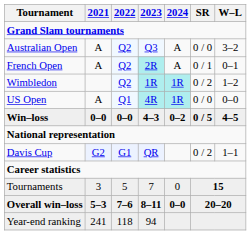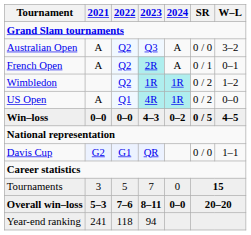(203, 99) 0 / 0 -> (203, 99) 0 / 2
(203, 151) 0 / 2 -> (203, 151) 0 / 0
